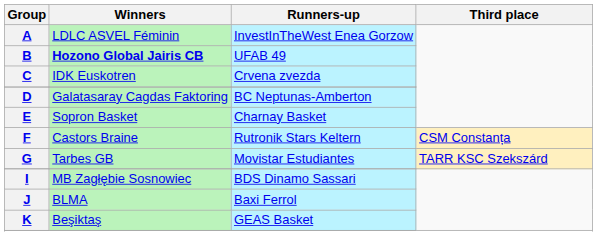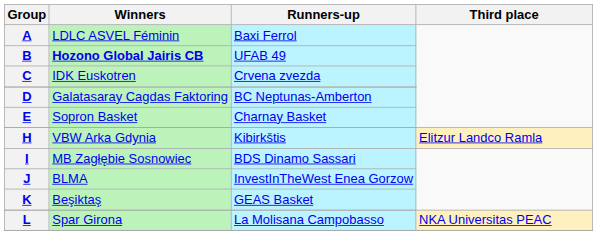(324, 35) InvestInTheWest Enea Gorzow -> (265, 35) Baxi Ferrol
- row: (27, 138)
- row: (27, 158)
+ row: (27, 138)
(265, 199) Baxi Ferrol -> (324, 179) InvestInTheWest Enea Gorzow
+ row: (27, 220)
